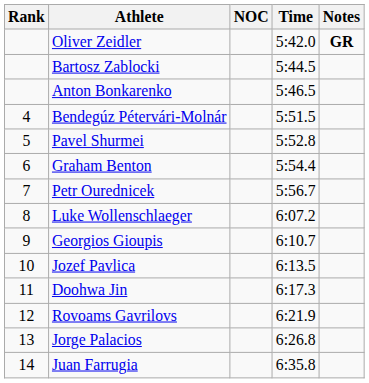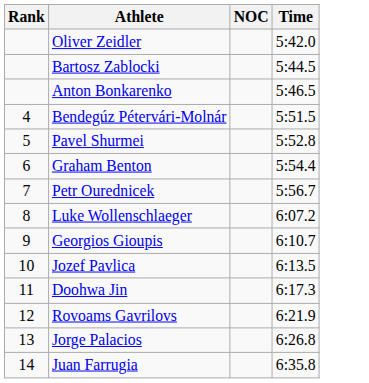- column: (341, 16)
